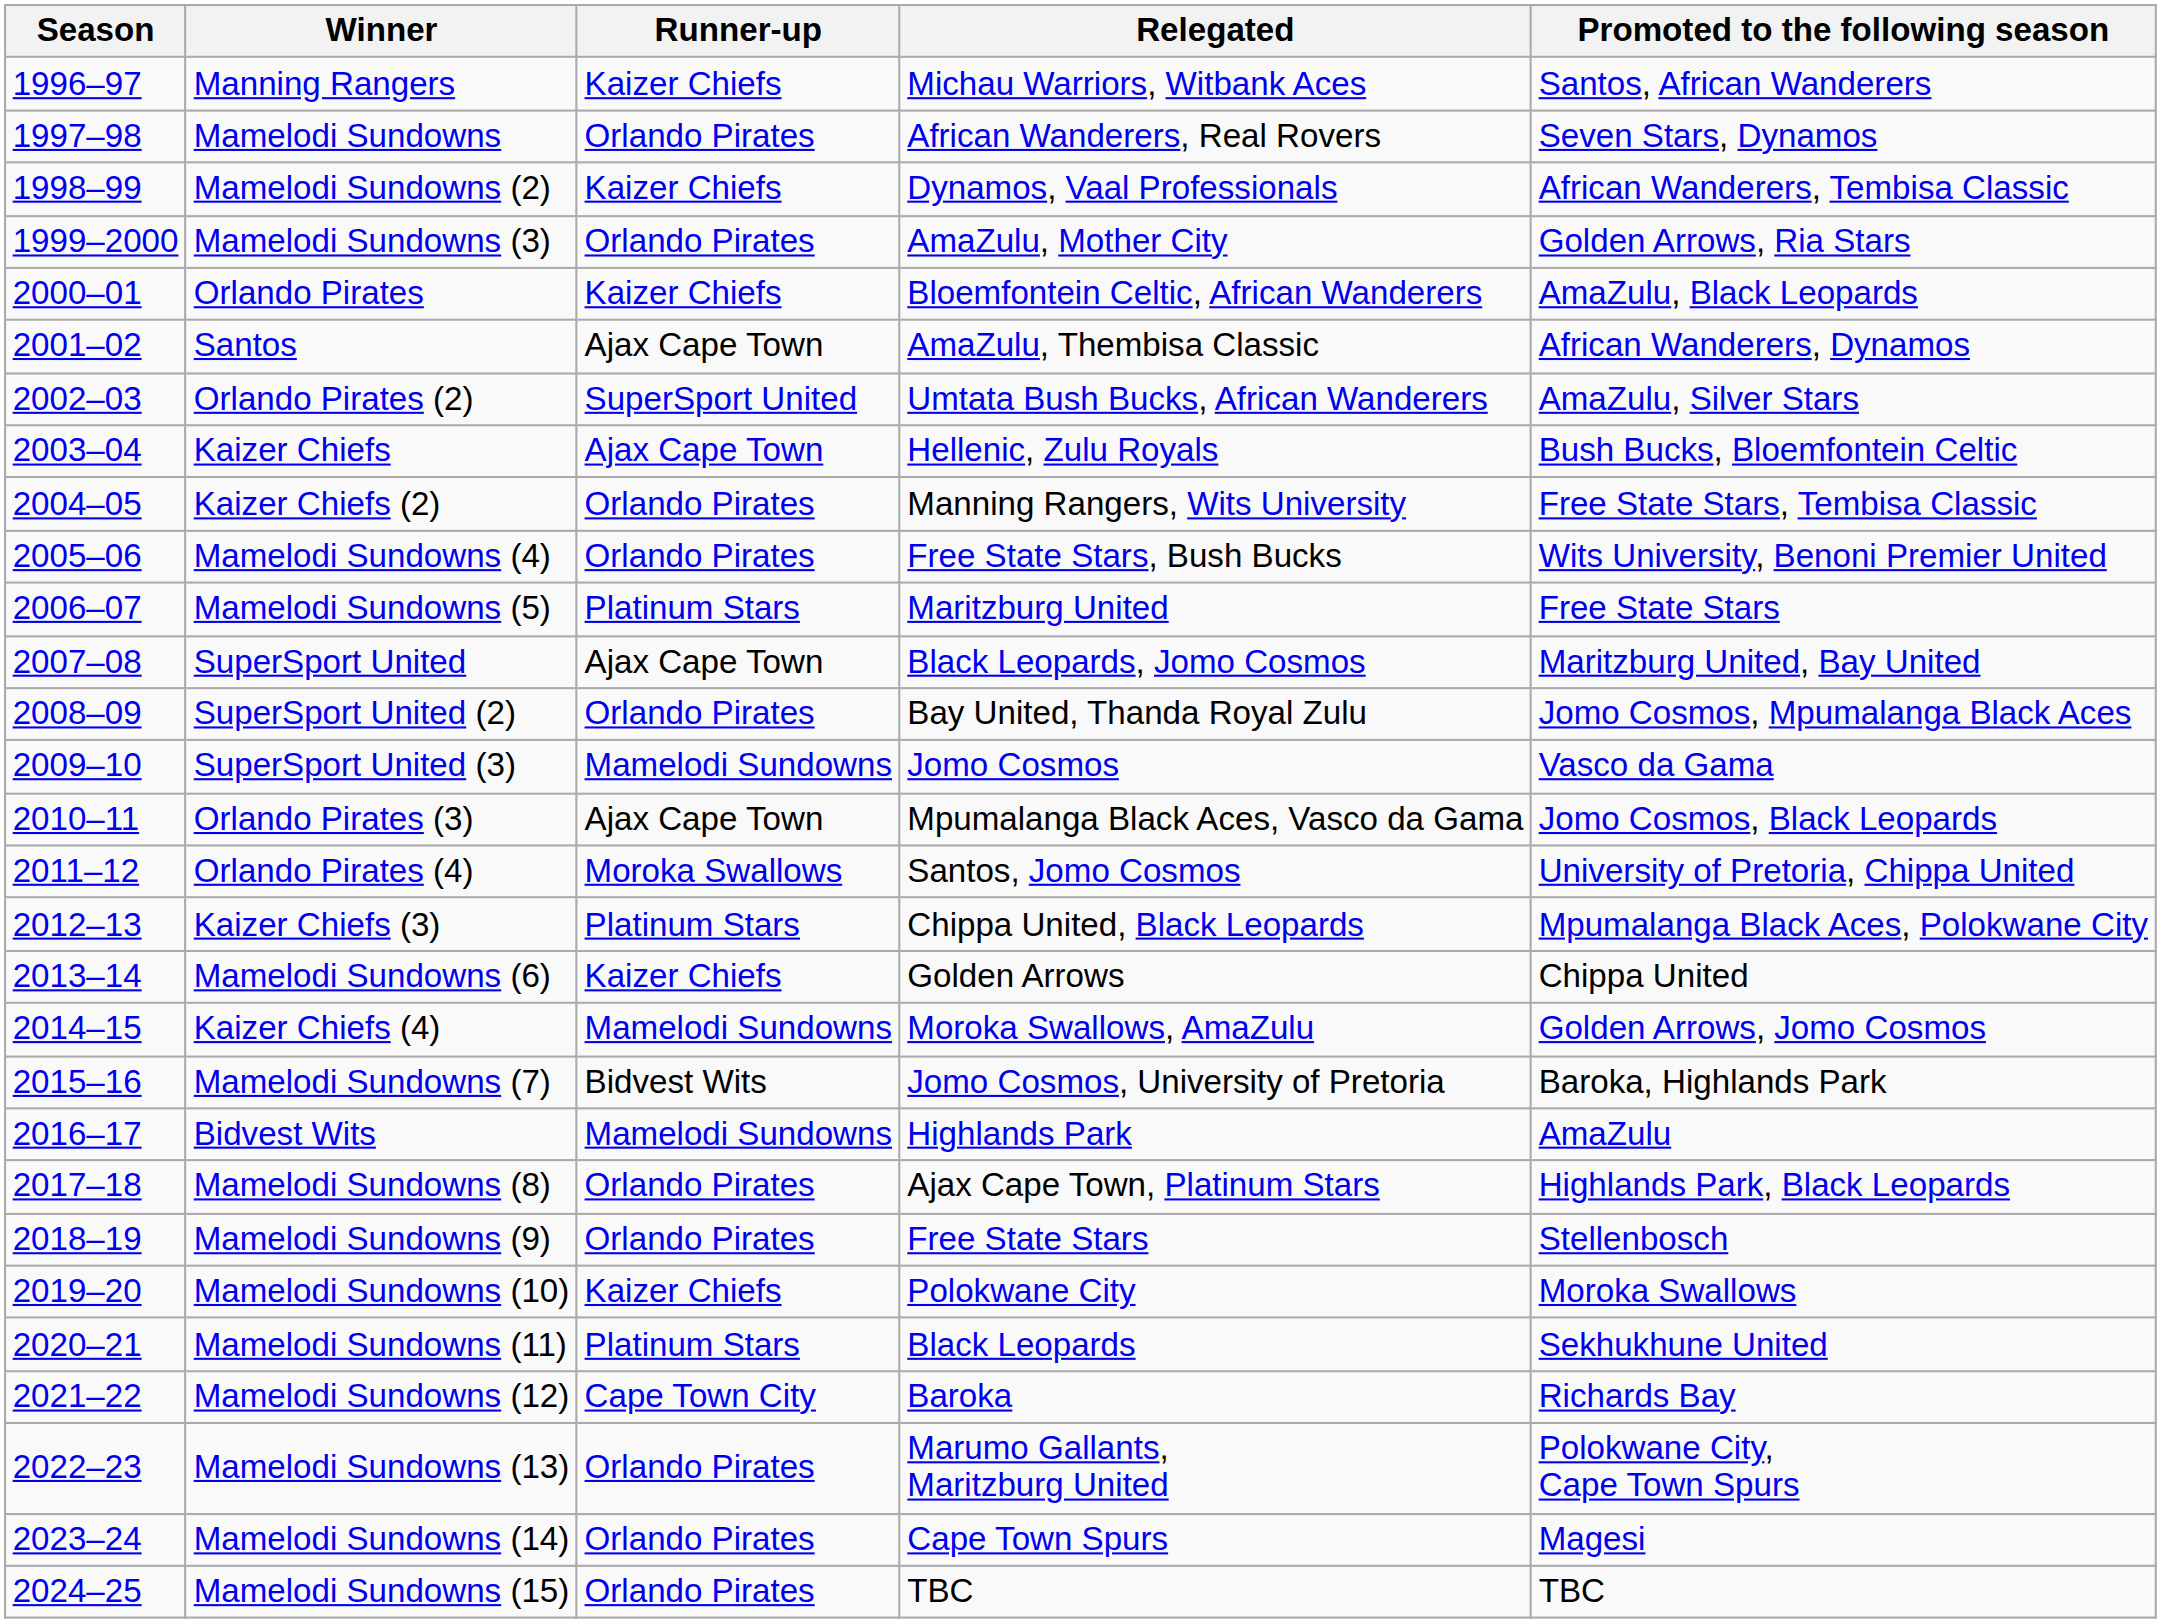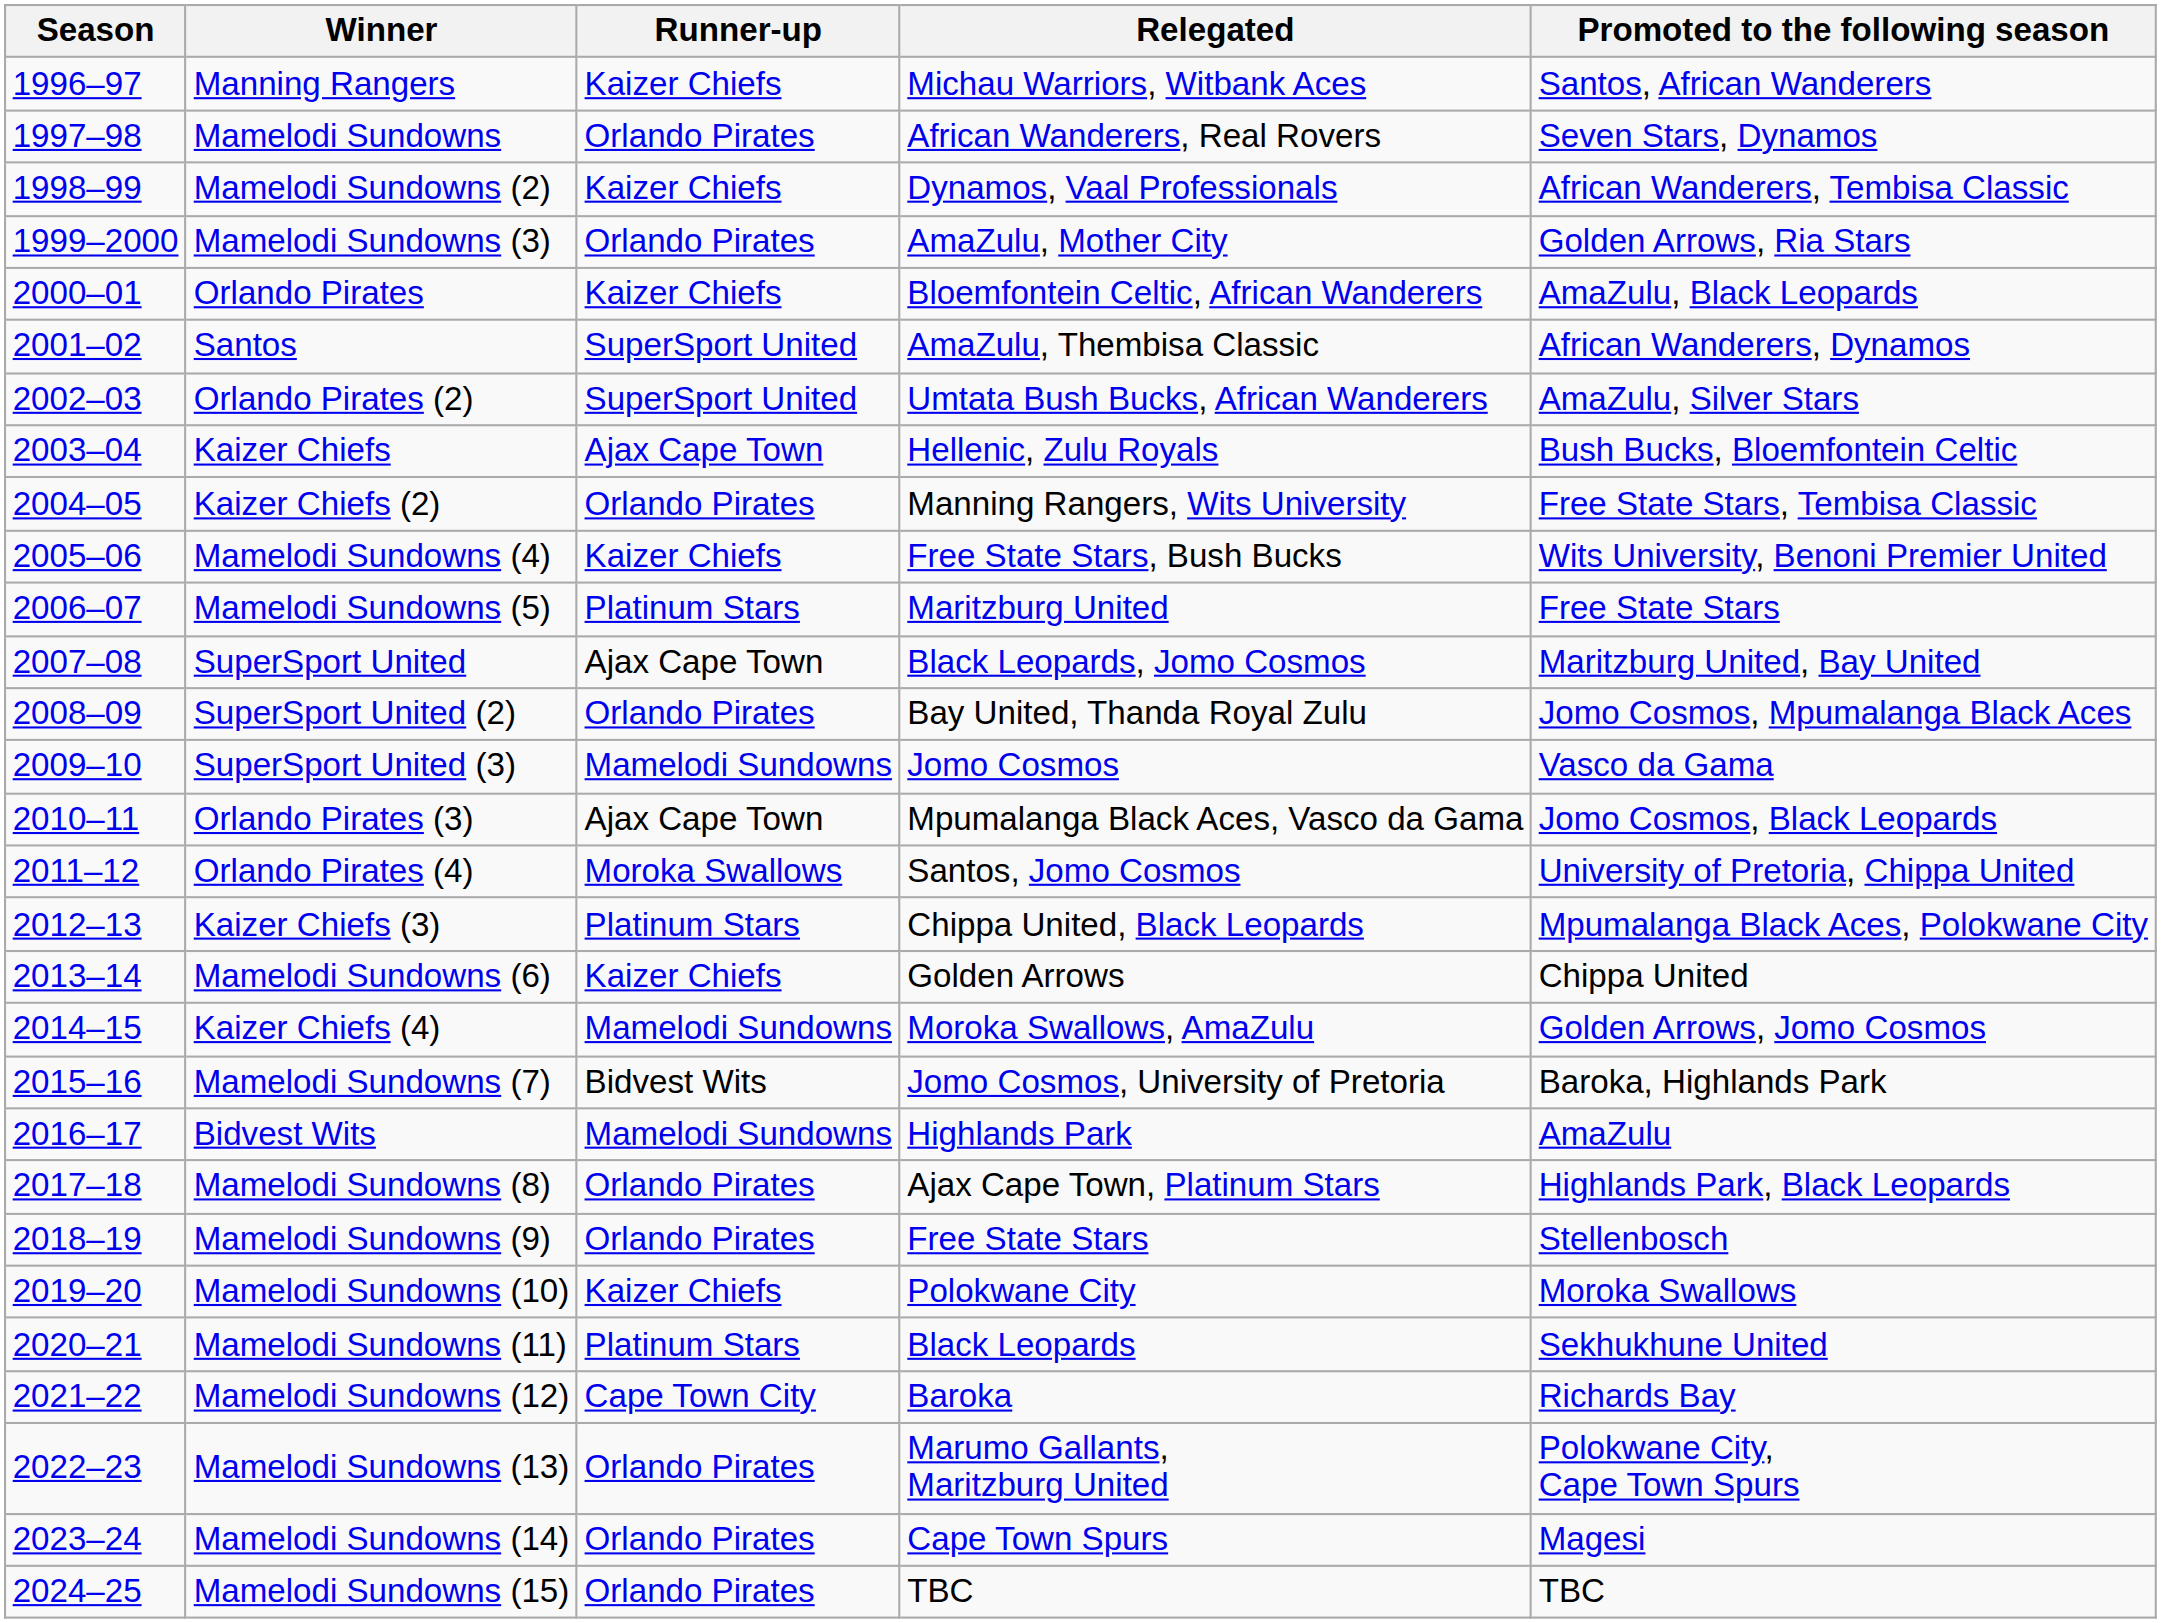(704, 345) Ajax Cape Town -> (721, 345) SuperSport United
(700, 556) Orlando Pirates -> (683, 556) Kaizer Chiefs
